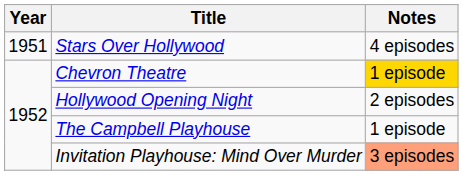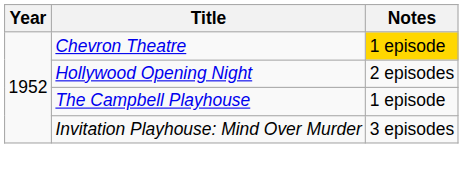- row: (140, 45)
(412, 156) lightsalmon background -> (412, 128) no background
